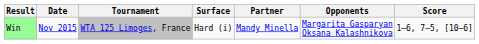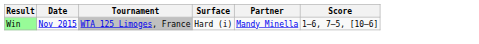- column: (347, 11)
